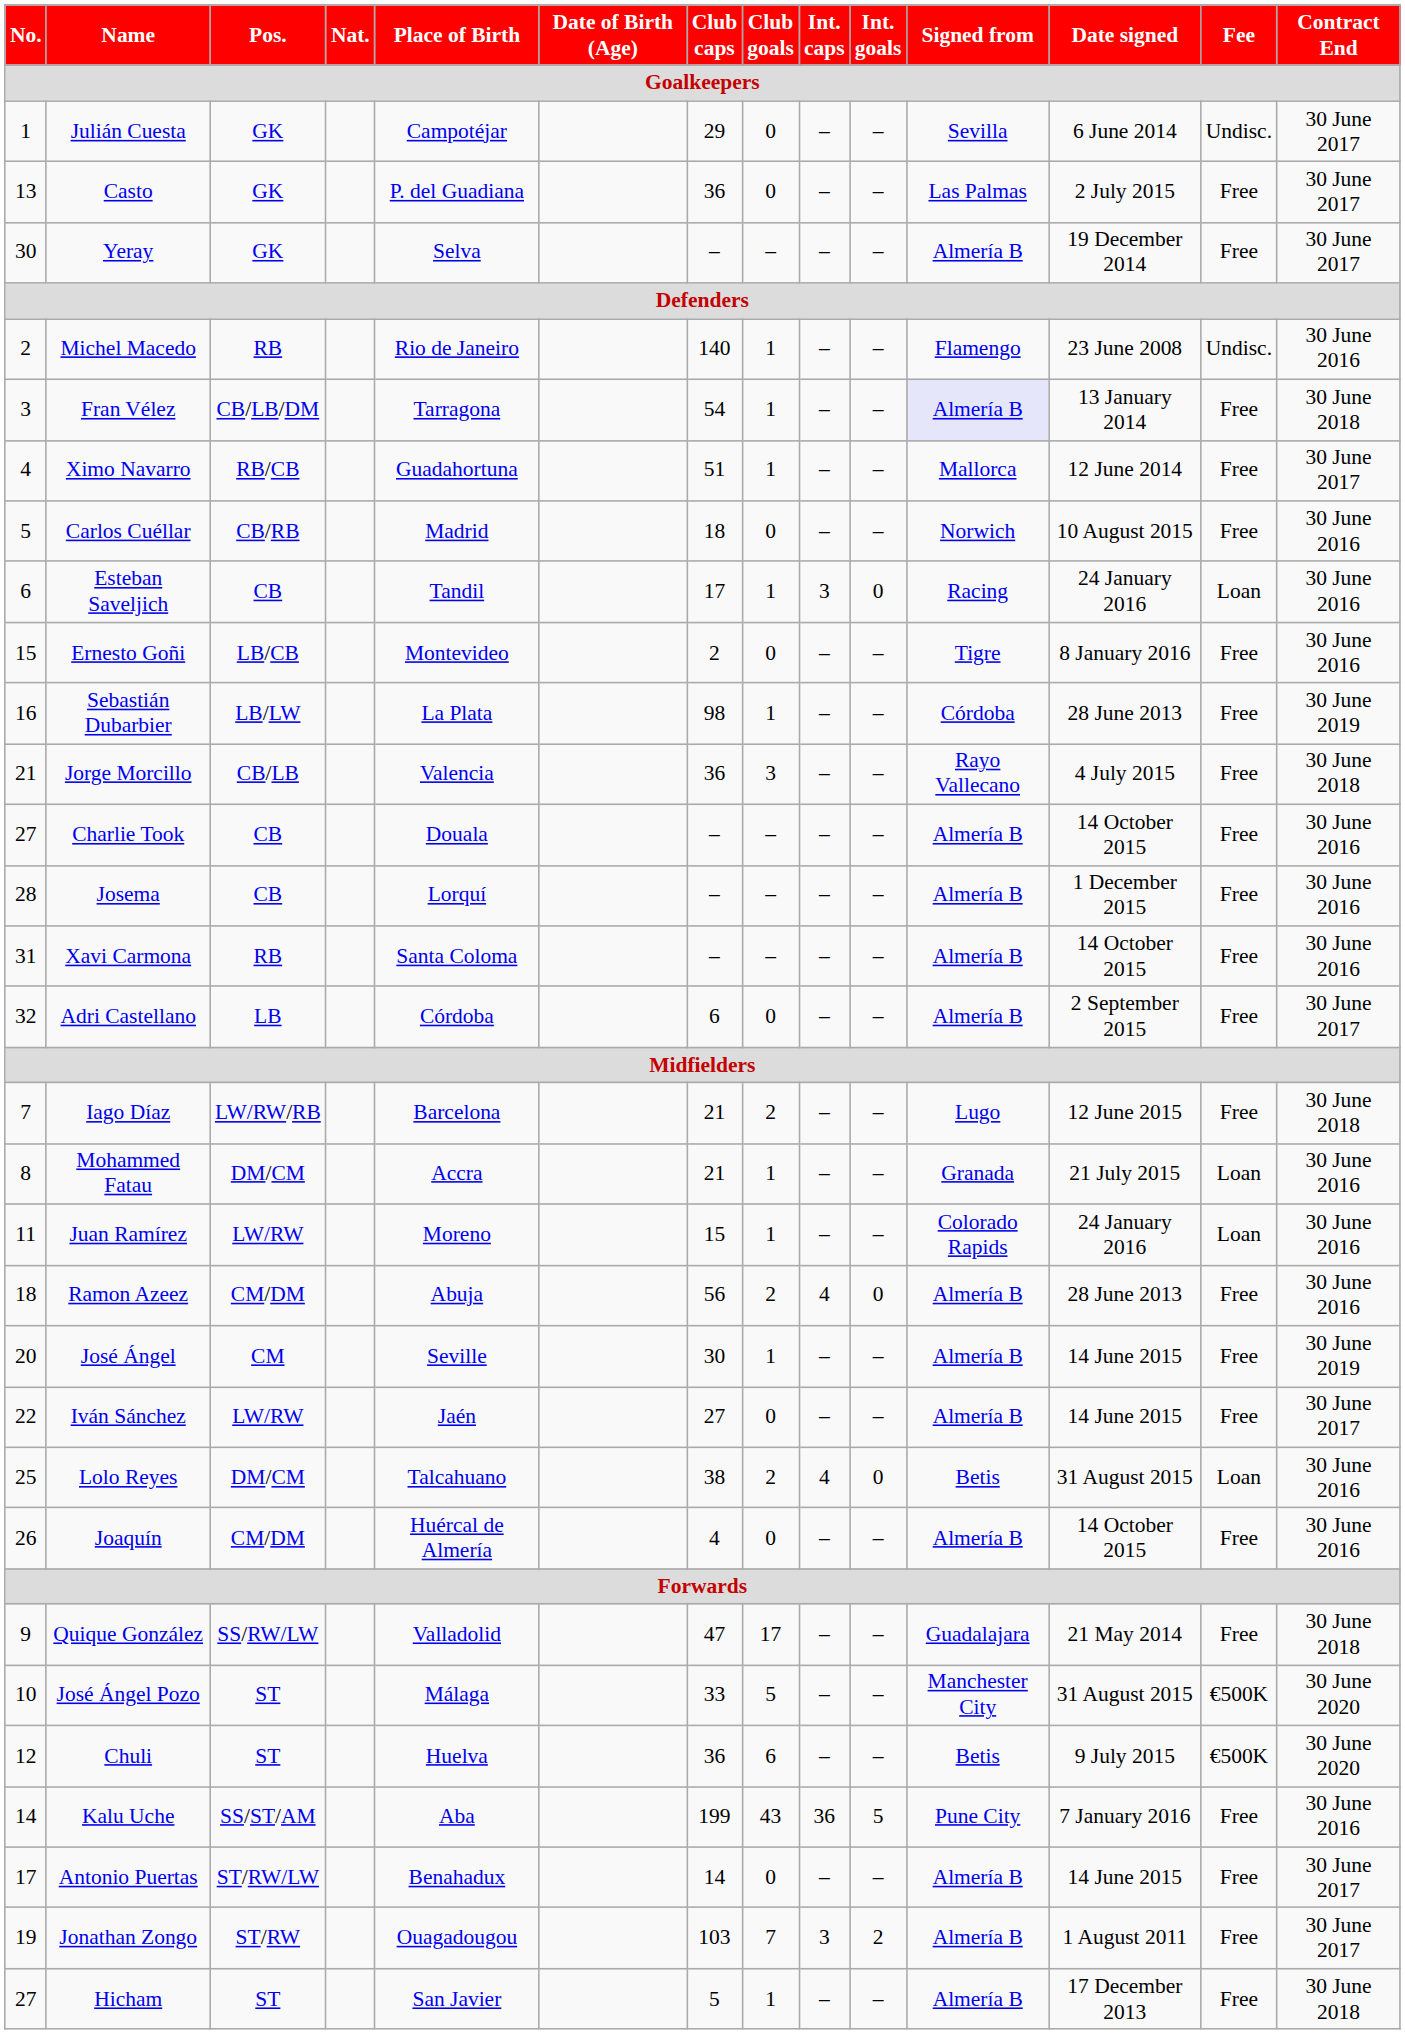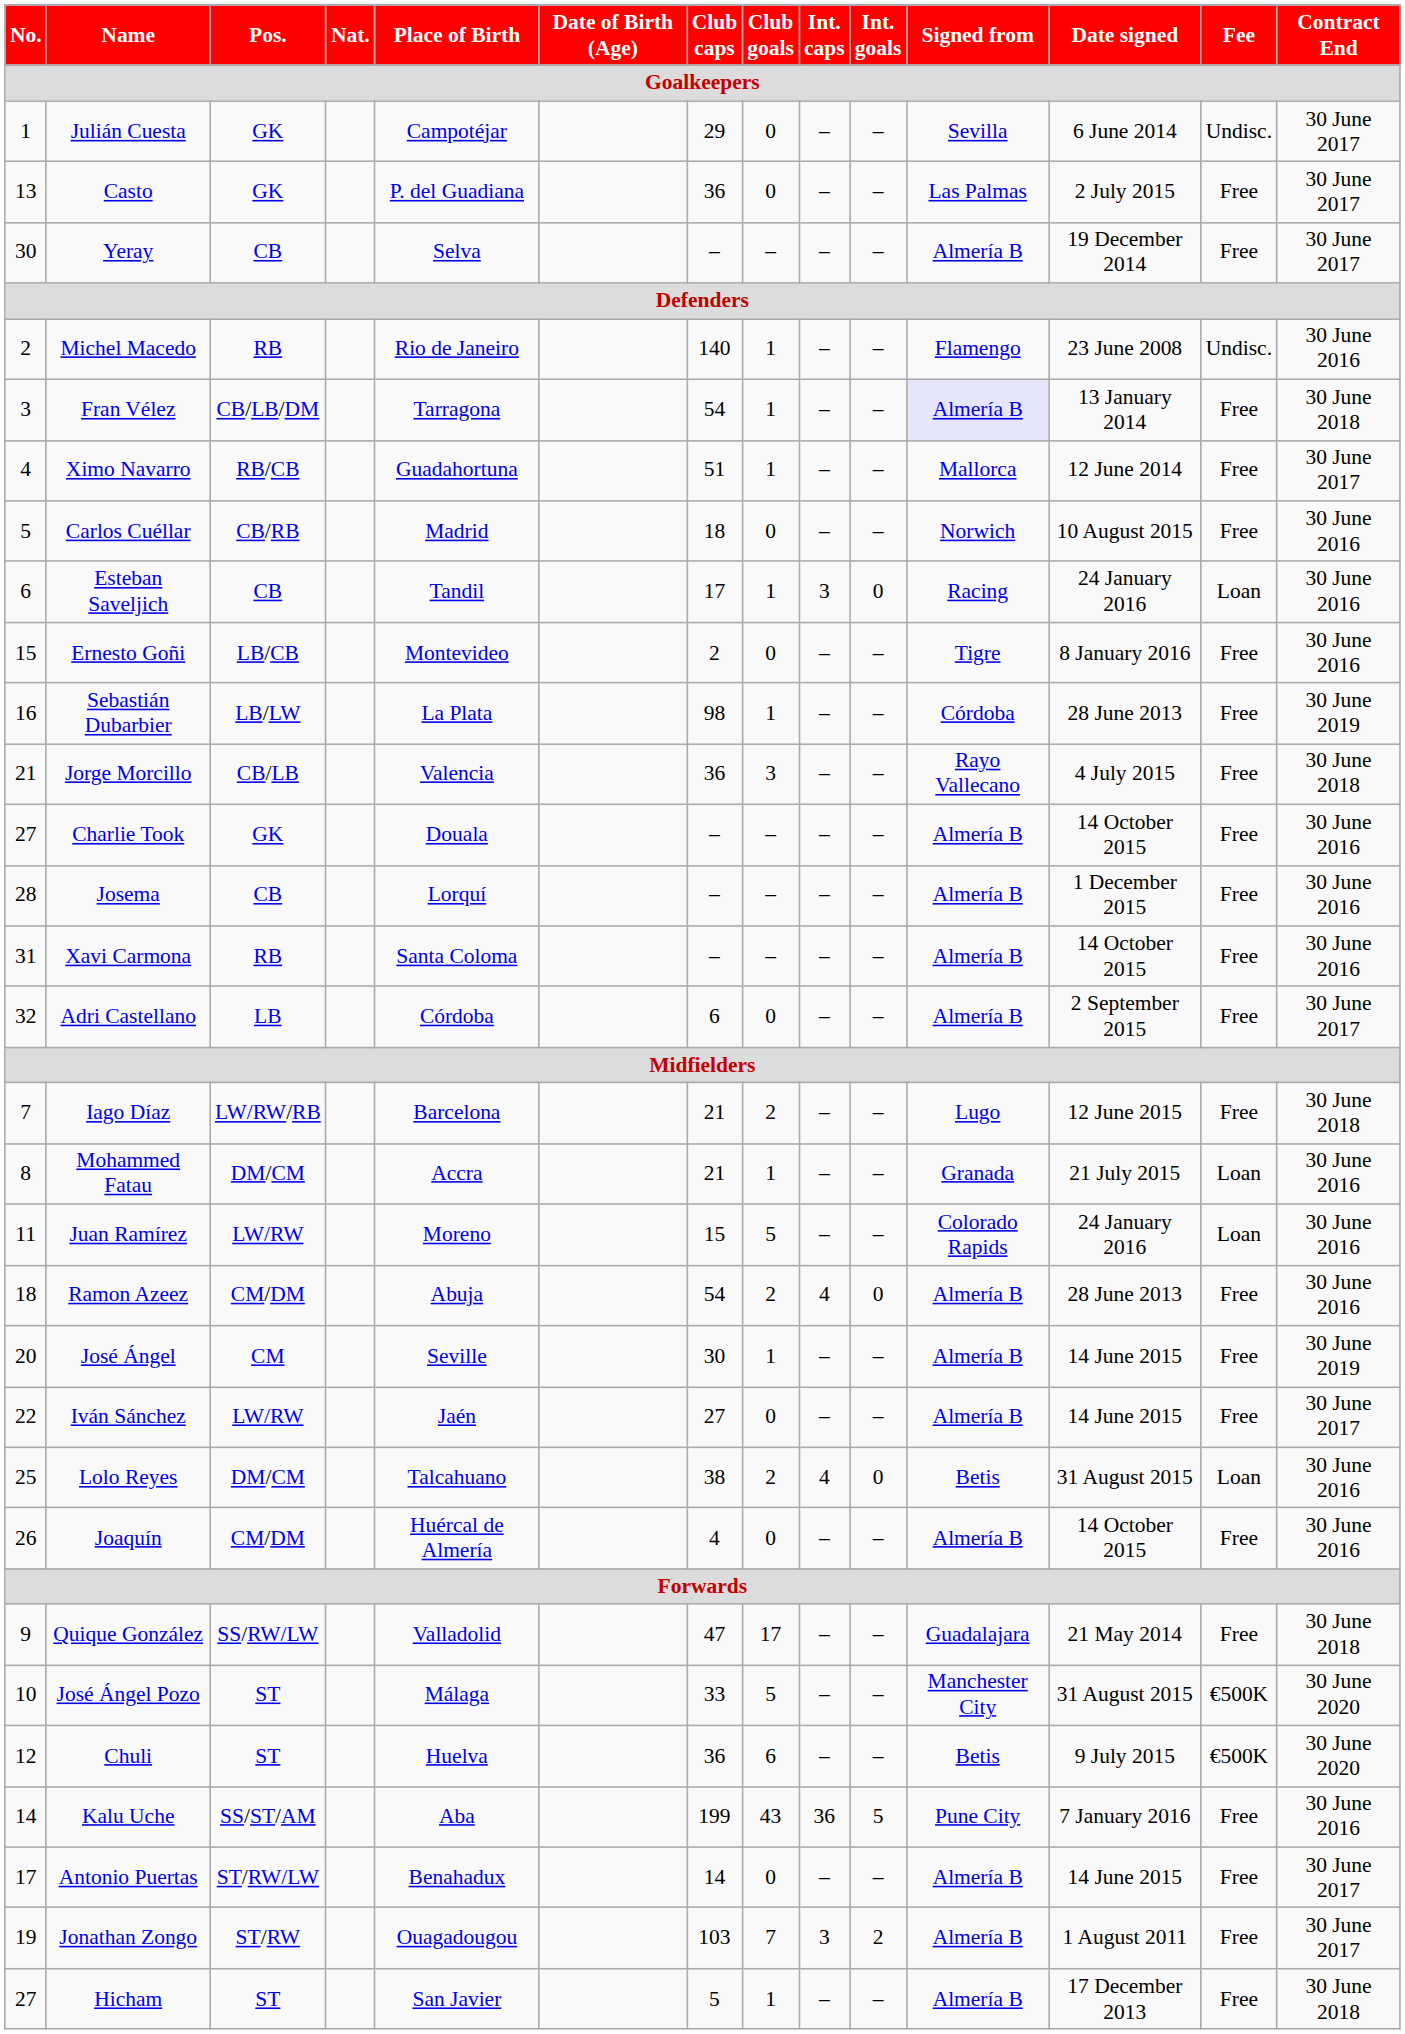(268, 252) GK -> (268, 252) CB
(268, 834) CB -> (268, 834) GK
(771, 1233) 1 -> (771, 1233) 5
(714, 1294) 56 -> (714, 1294) 54
